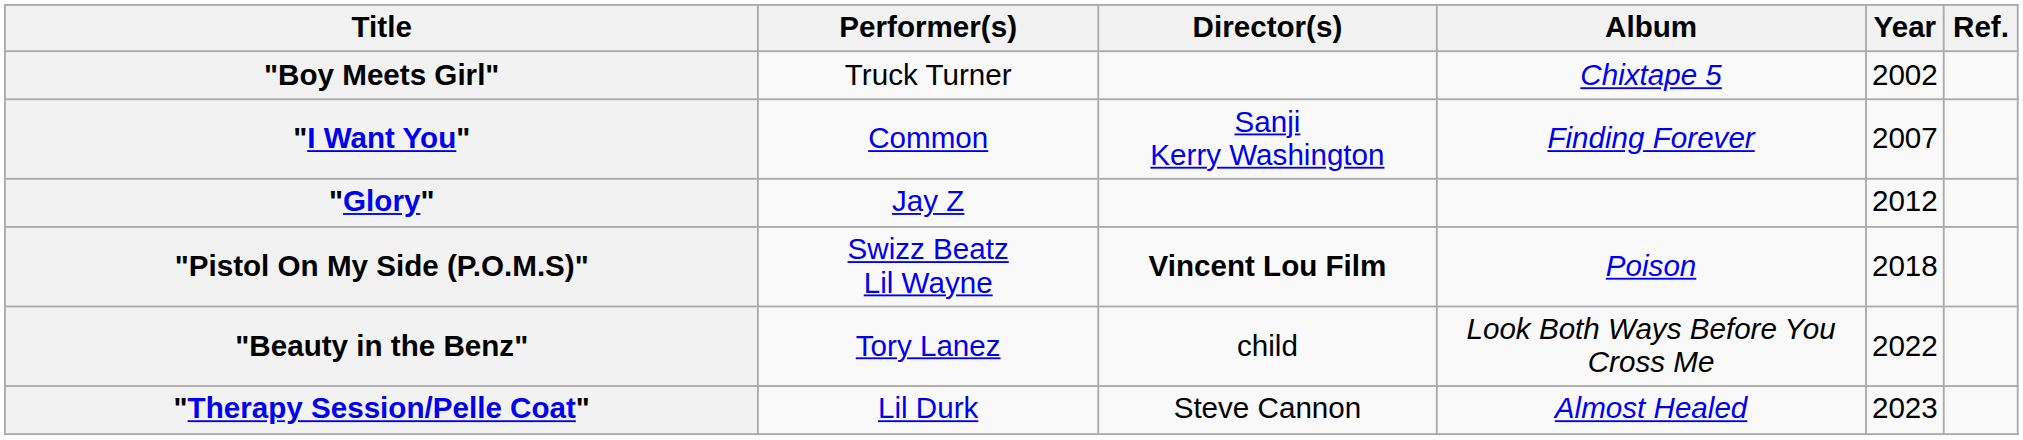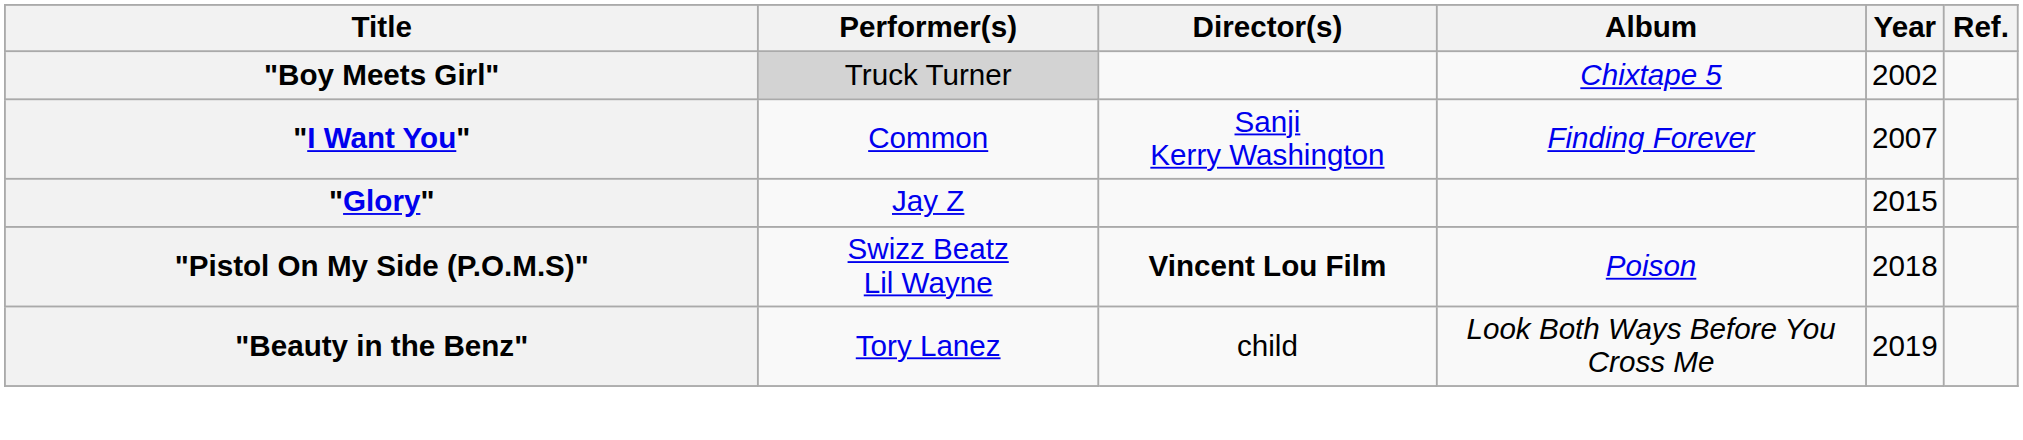(928, 74) no background -> (928, 74) lightgrey background
(1905, 202) 2012 -> (1905, 202) 2015
(1905, 345) 2022 -> (1905, 345) 2019
- row: (382, 409)
